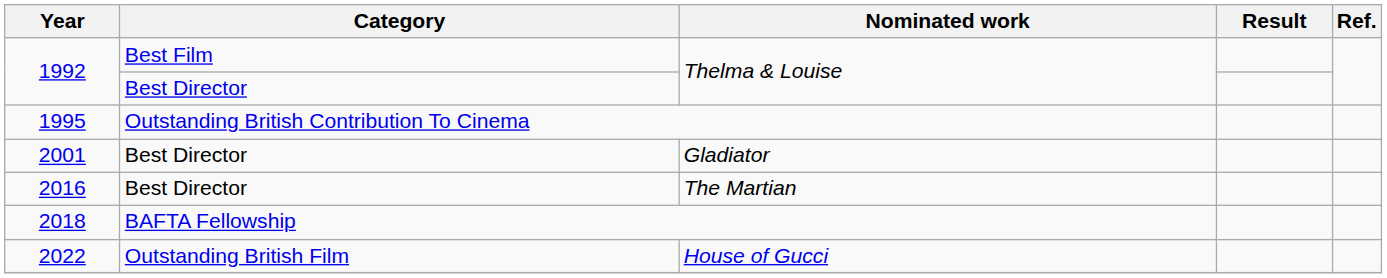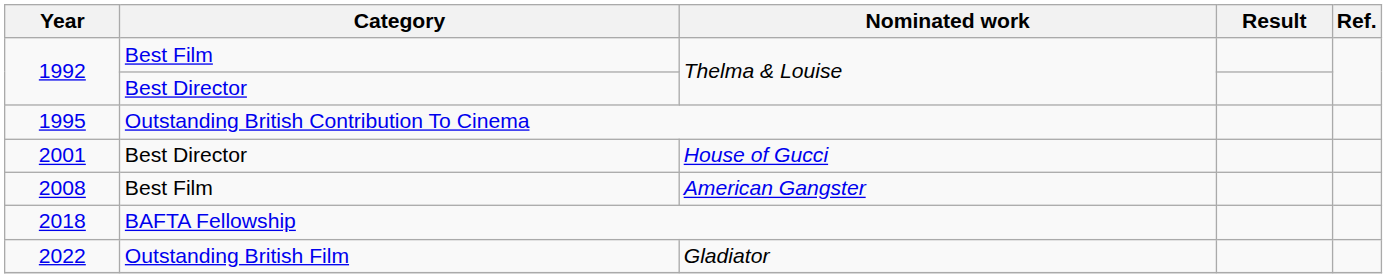(727, 155) Gladiator -> (756, 155) House of Gucci
+ row: (62, 188)
- row: (62, 188)
(756, 255) House of Gucci -> (727, 255) Gladiator
